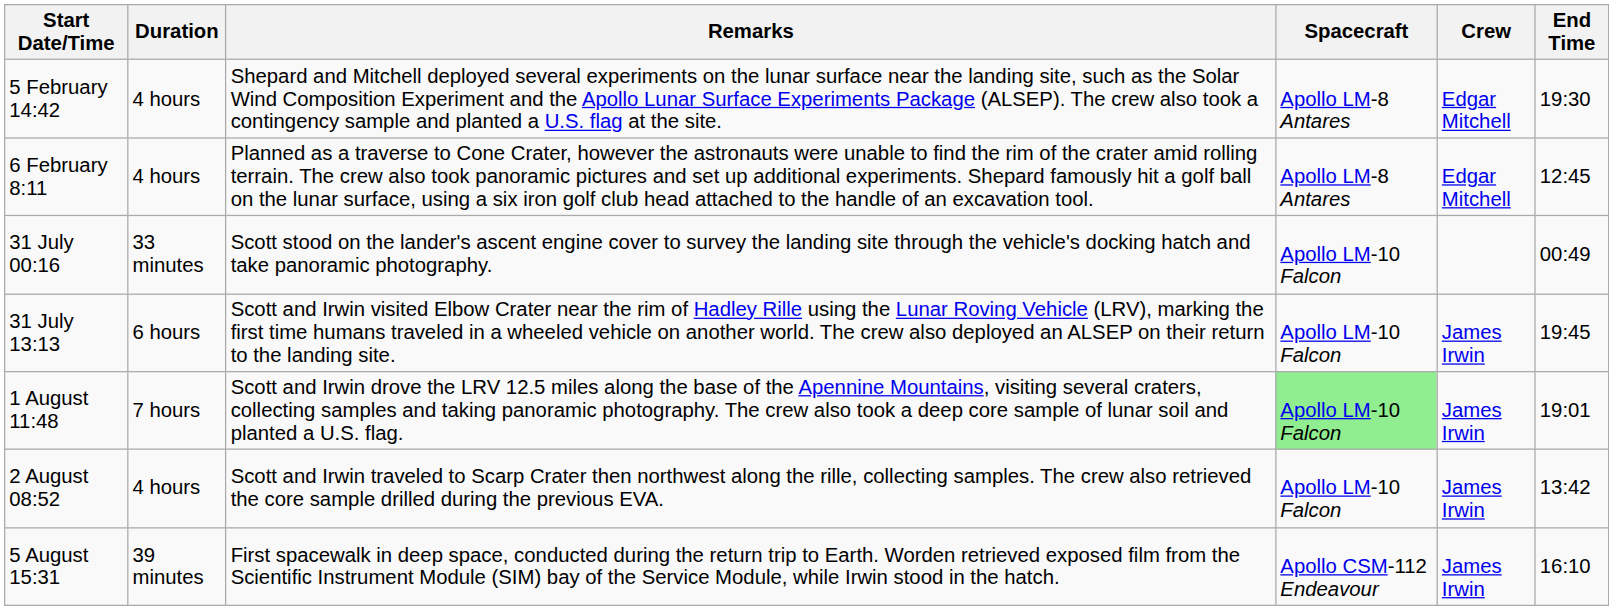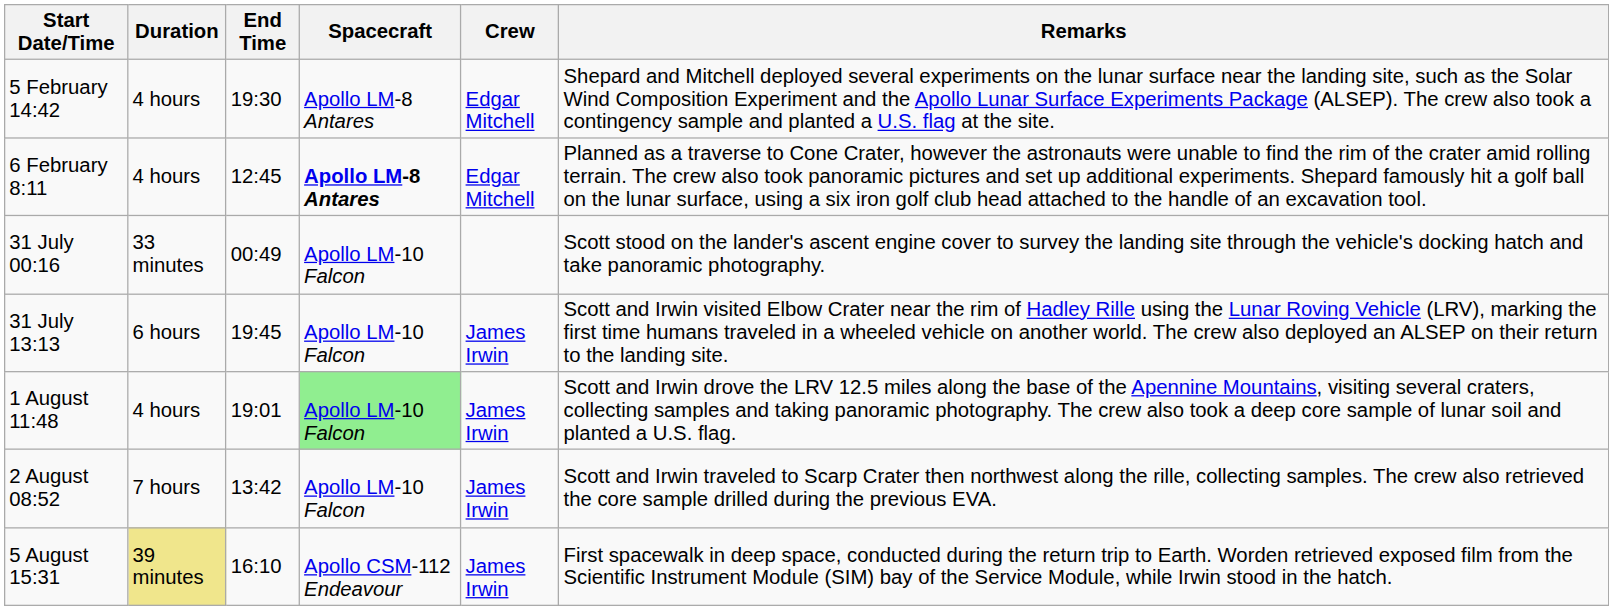columns swapped: (1572, 32) <-> (751, 32)
(1335, 187) normal -> (362, 187) bold
(166, 410) 7 hours -> (166, 410) 4 hours
(166, 488) 4 hours -> (166, 488) 7 hours
(168, 566) no background -> (168, 566) khaki background
